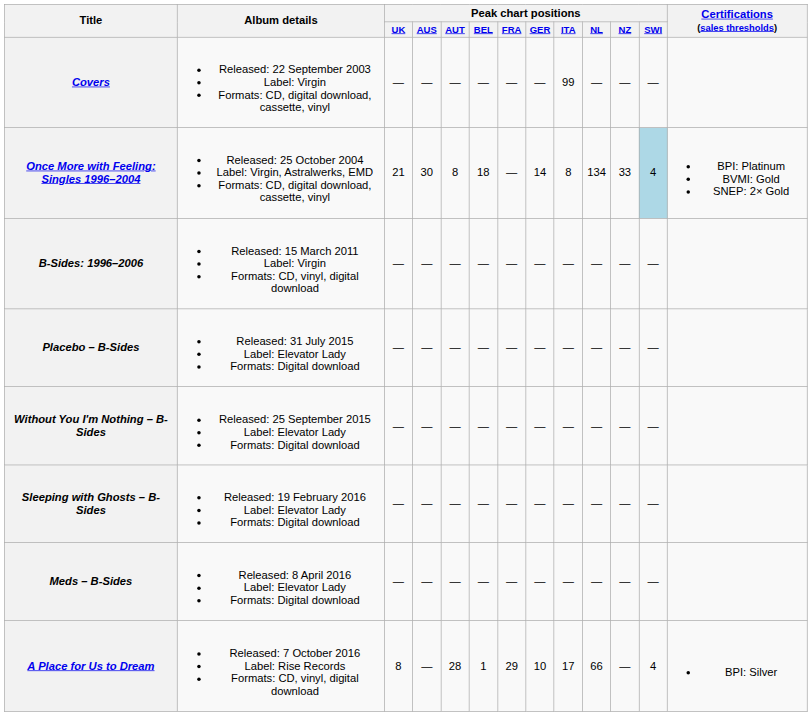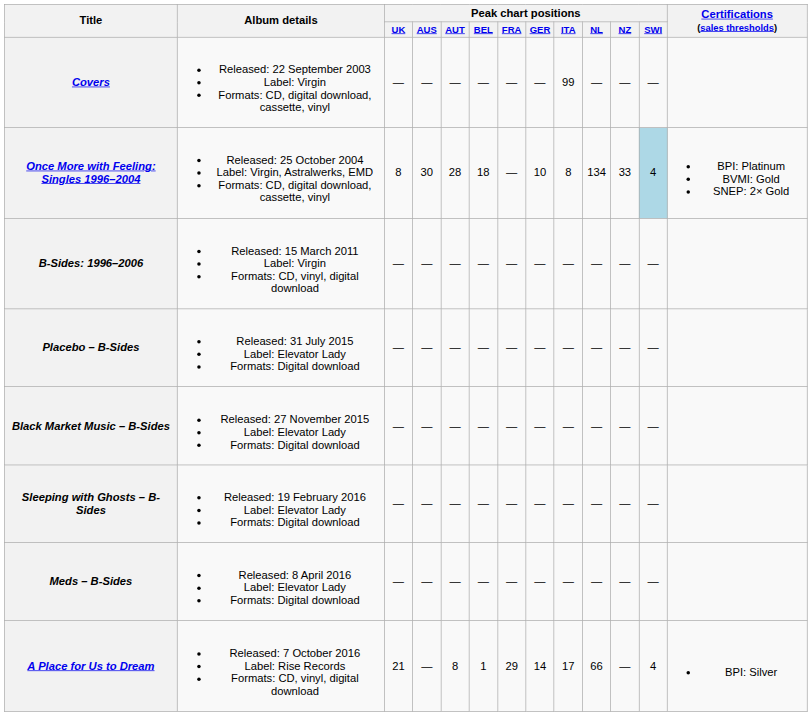(398, 173) 21 -> (398, 173) 8
(455, 173) 8 -> (455, 173) 28
(540, 173) 14 -> (540, 173) 10
- row: (91, 425)
+ row: (91, 425)
(398, 666) 8 -> (398, 666) 21
(455, 666) 28 -> (455, 666) 8
(540, 666) 10 -> (540, 666) 14
